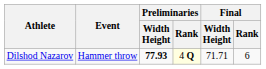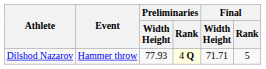(156, 56) bold -> (156, 56) normal
(247, 56) 6 -> (247, 56) 5
